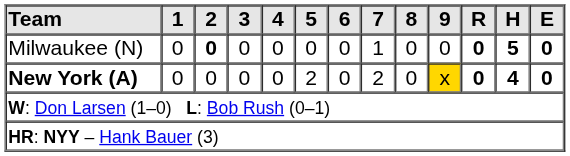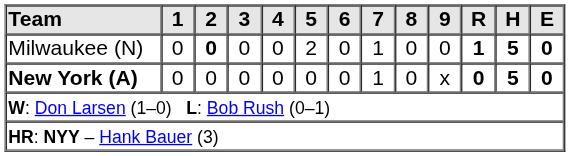(311, 48) 0 -> (311, 48) 2
(479, 48) 0 -> (479, 48) 1
(311, 77) 2 -> (311, 77) 0
(378, 77) 2 -> (378, 77) 1
(445, 77) gold background -> (445, 77) no background
(513, 77) 4 -> (513, 77) 5
